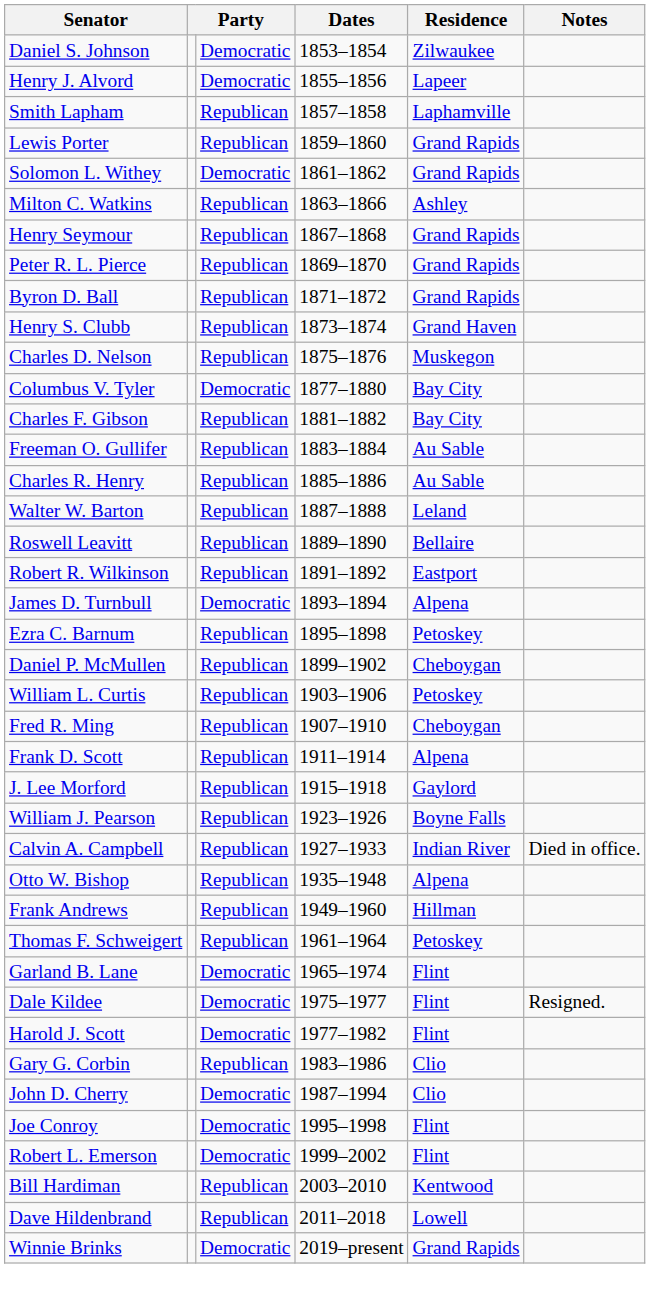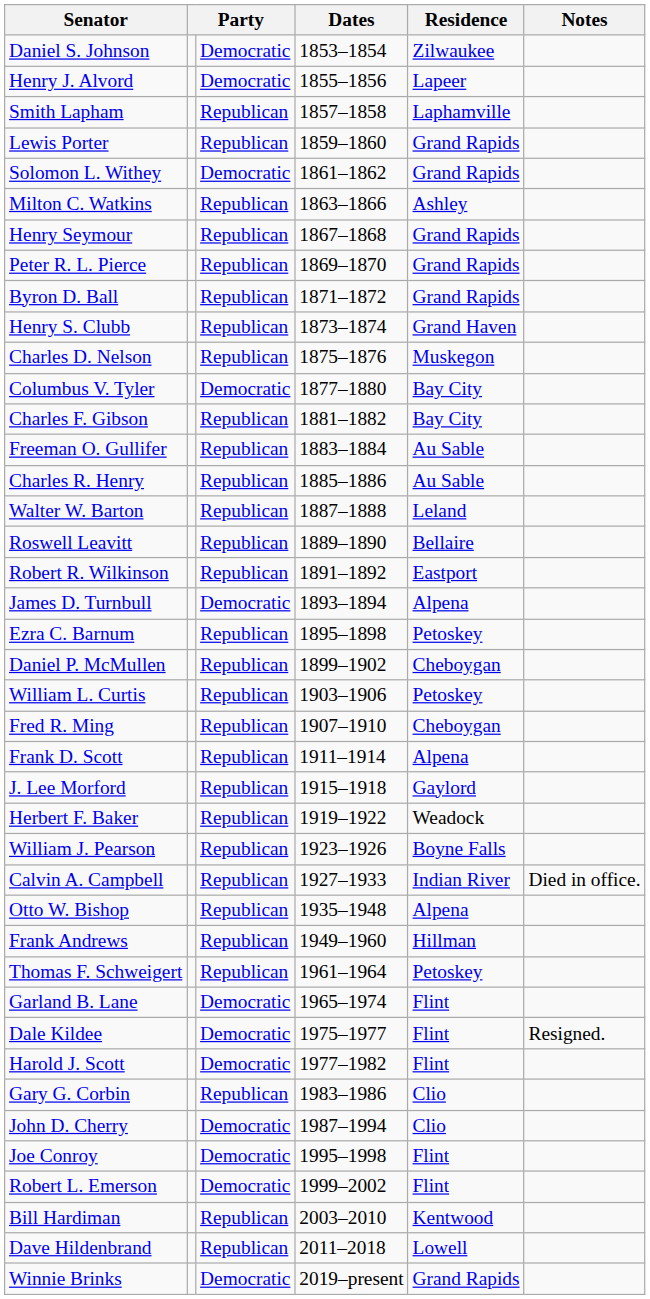+ row: (74, 818)
